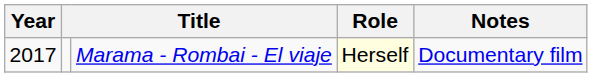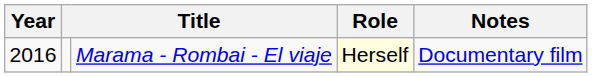(33, 54) 2017 -> (33, 54) 2016
